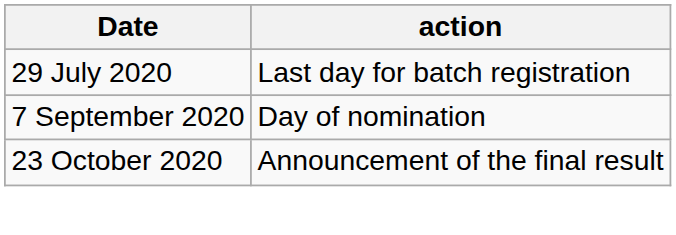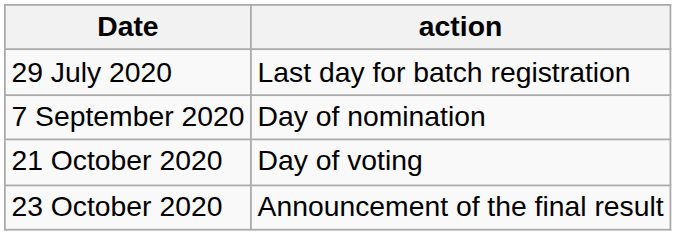+ row: (117, 161)
